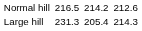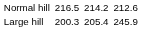(67, 21) 231.3 -> (67, 21) 200.3
(126, 21) 214.3 -> (126, 21) 245.9
